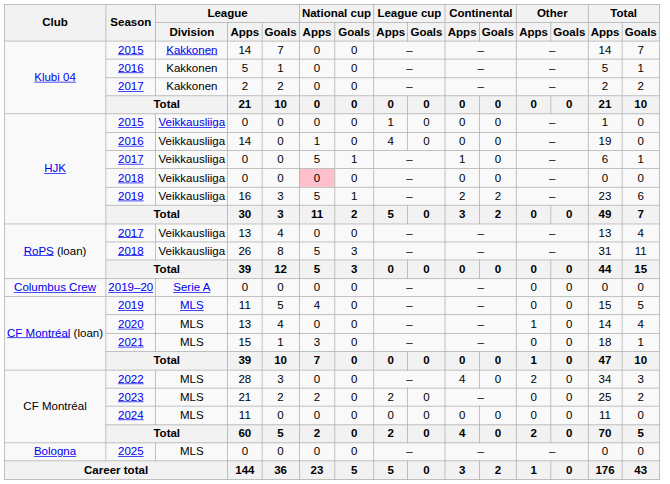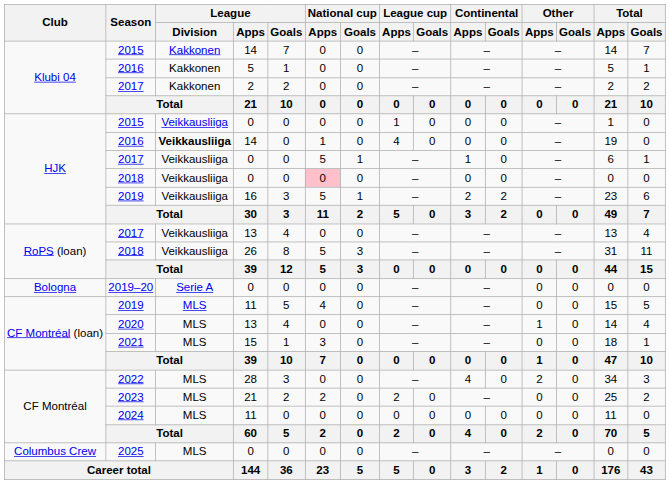(192, 141) normal -> (195, 141) bold
(55, 287) Columbus Crew -> (55, 287) Bologna
(55, 452) Bologna -> (55, 452) Columbus Crew
